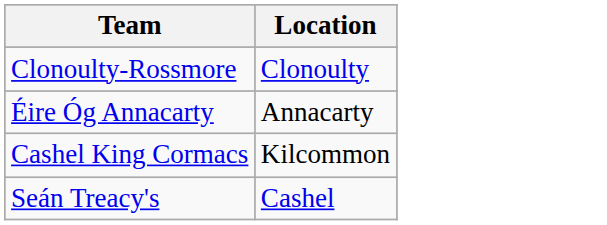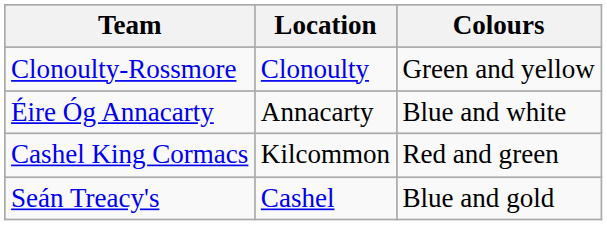+ column: (499, 25)
